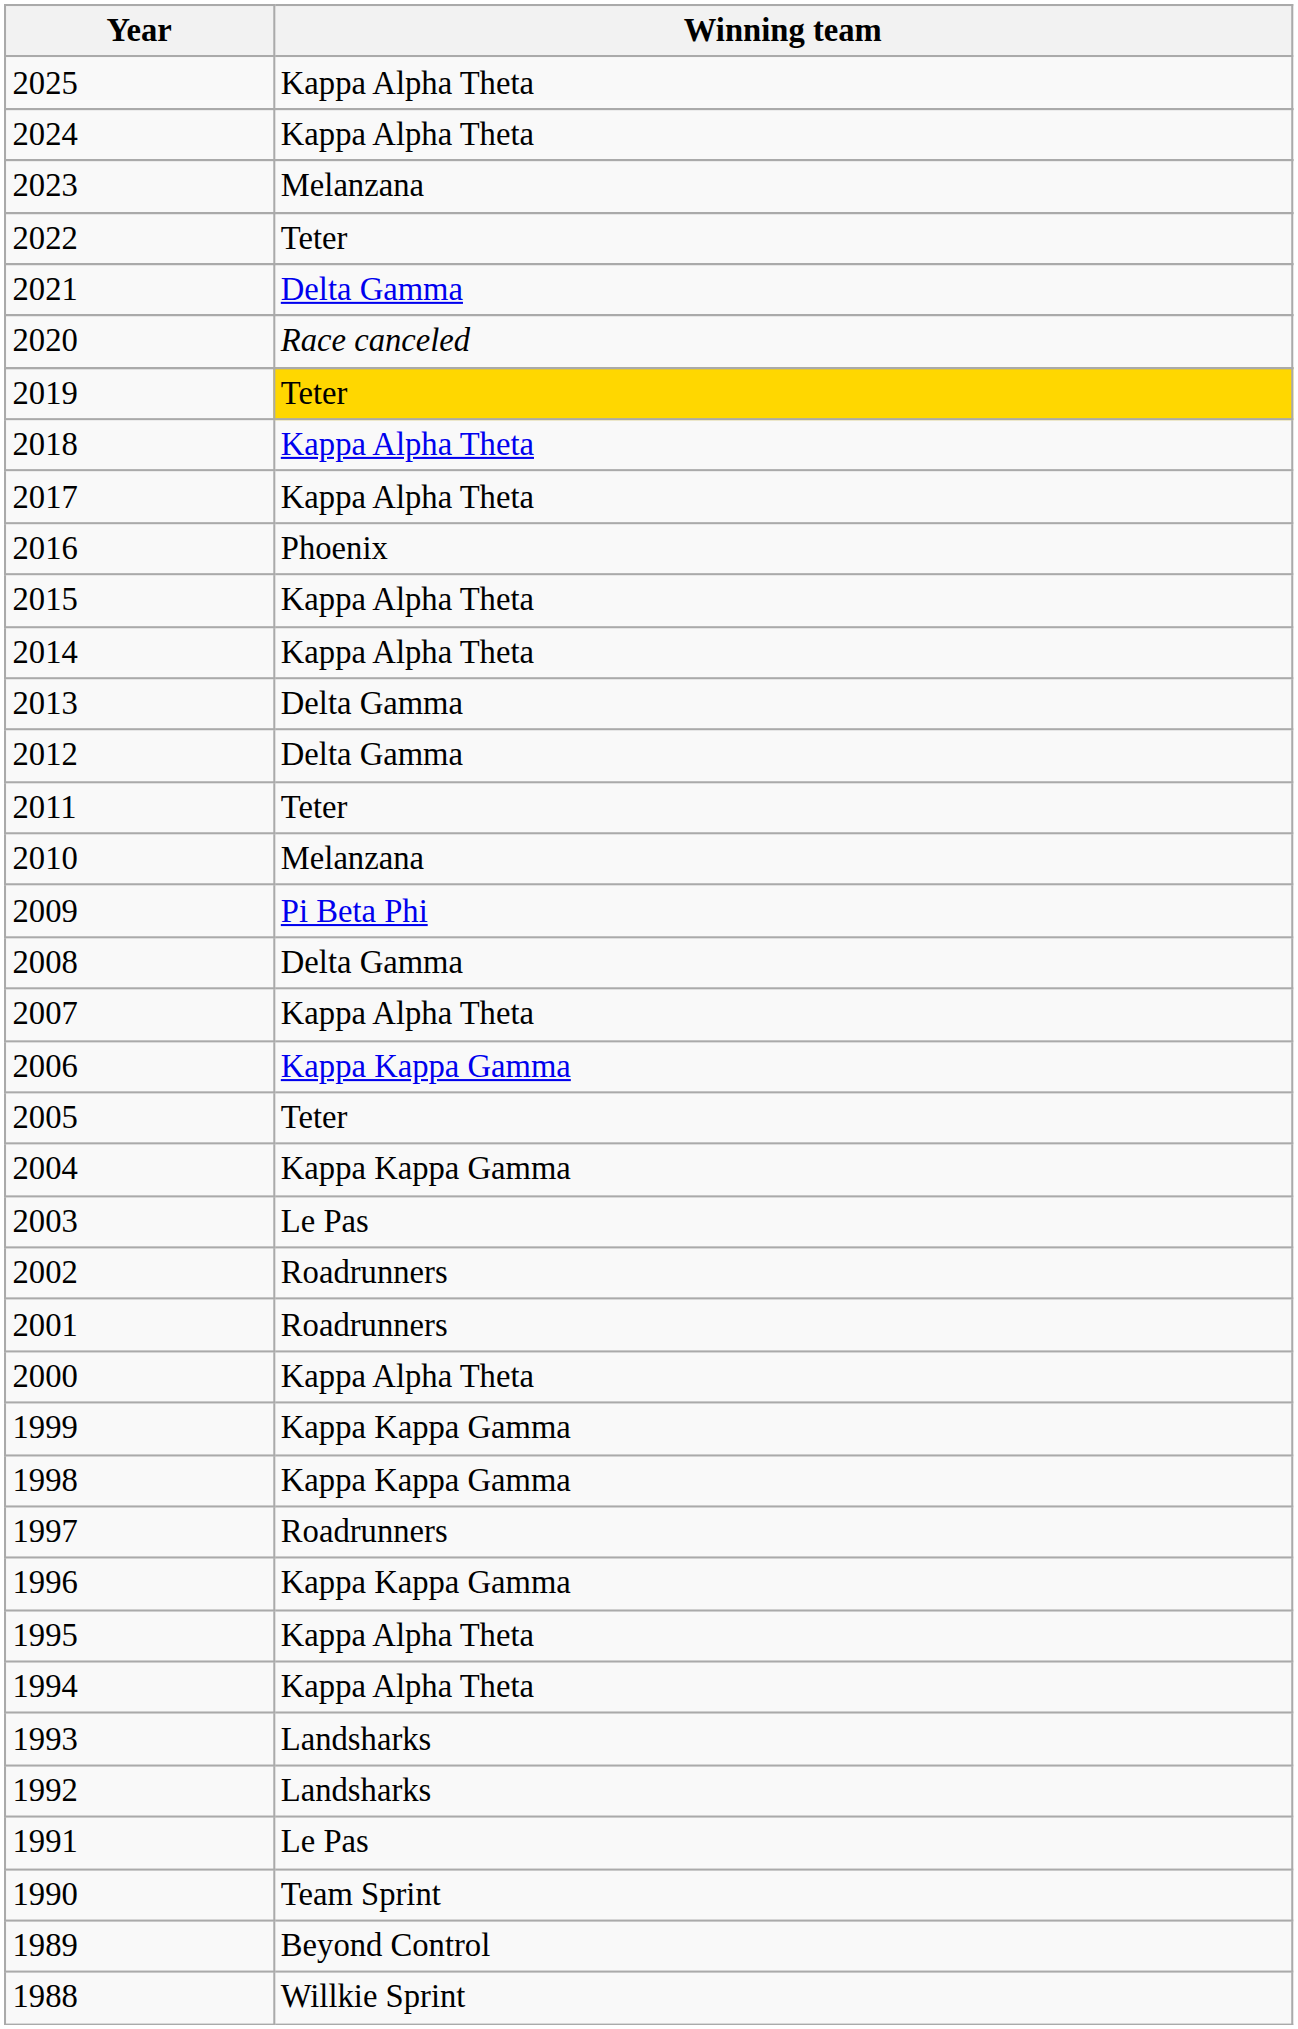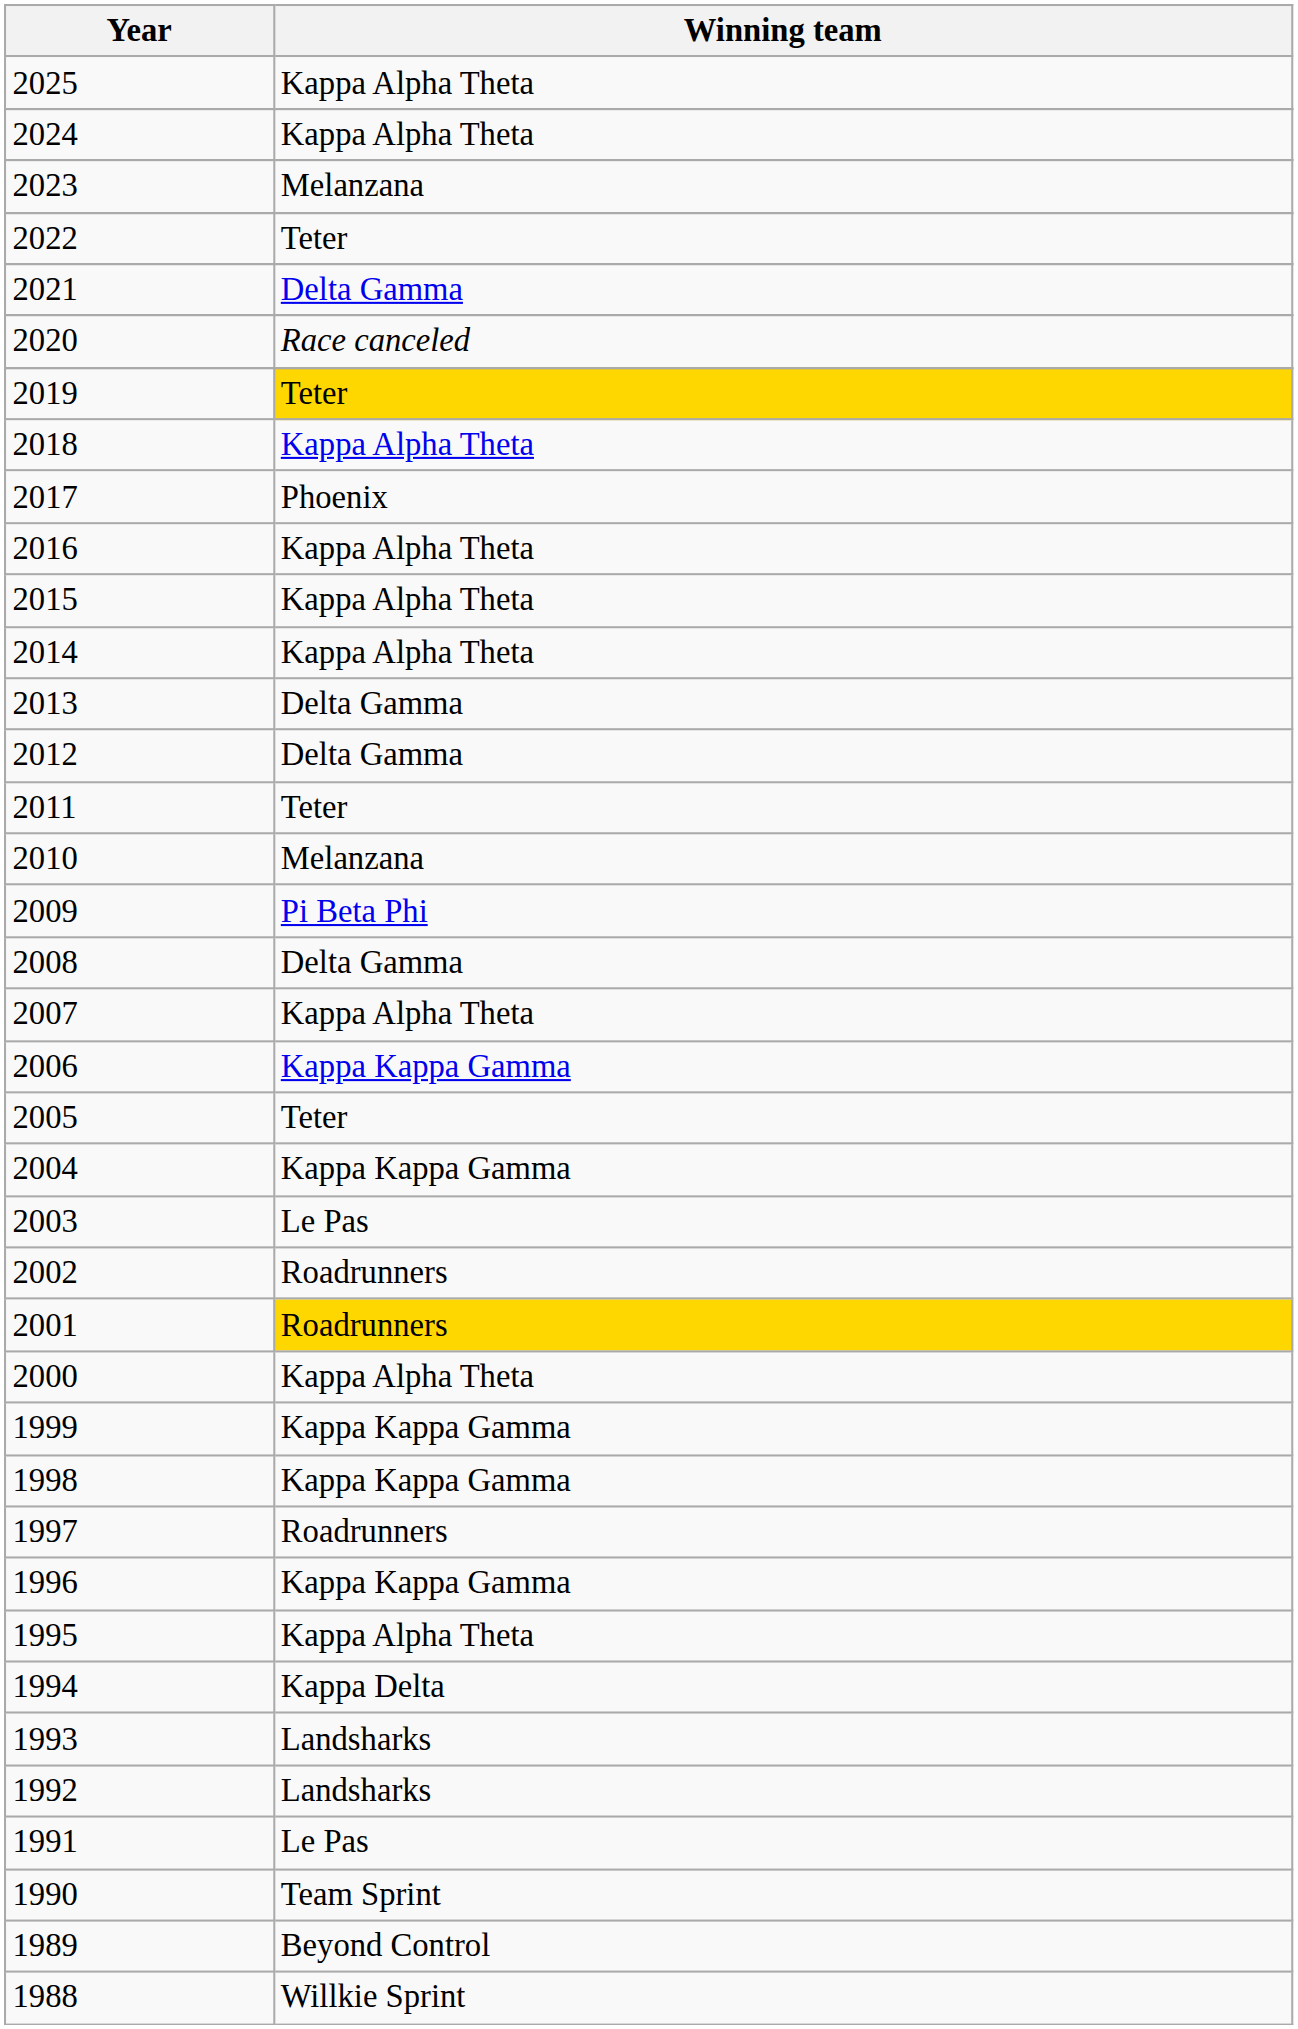(407, 496) Kappa Alpha Theta -> (334, 496) Phoenix
(334, 548) Phoenix -> (407, 548) Kappa Alpha Theta
(364, 1324) no background -> (364, 1324) gold background
(407, 1686) Kappa Alpha Theta -> (363, 1686) Kappa Delta
